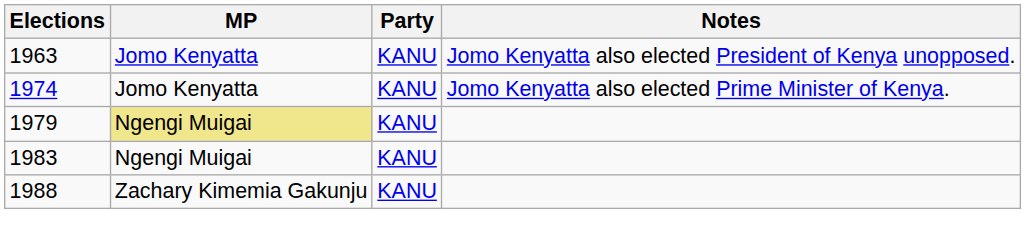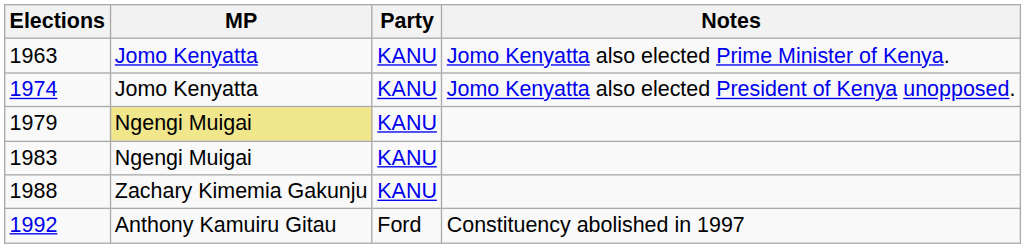(731, 55) Jomo Kenyatta also elected President of Kenya unopposed. -> (698, 55) Jomo Kenyatta also elected Prime Minister of Kenya.
(698, 89) Jomo Kenyatta also elected Prime Minister of Kenya. -> (731, 89) Jomo Kenyatta also elected President of Kenya unopposed.
+ row: (33, 225)
